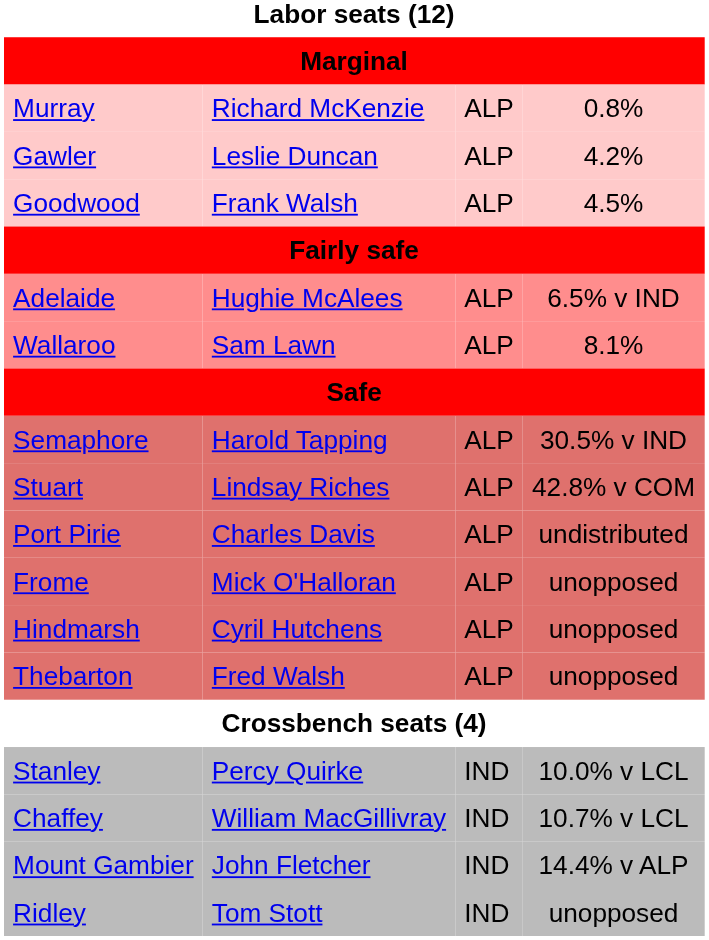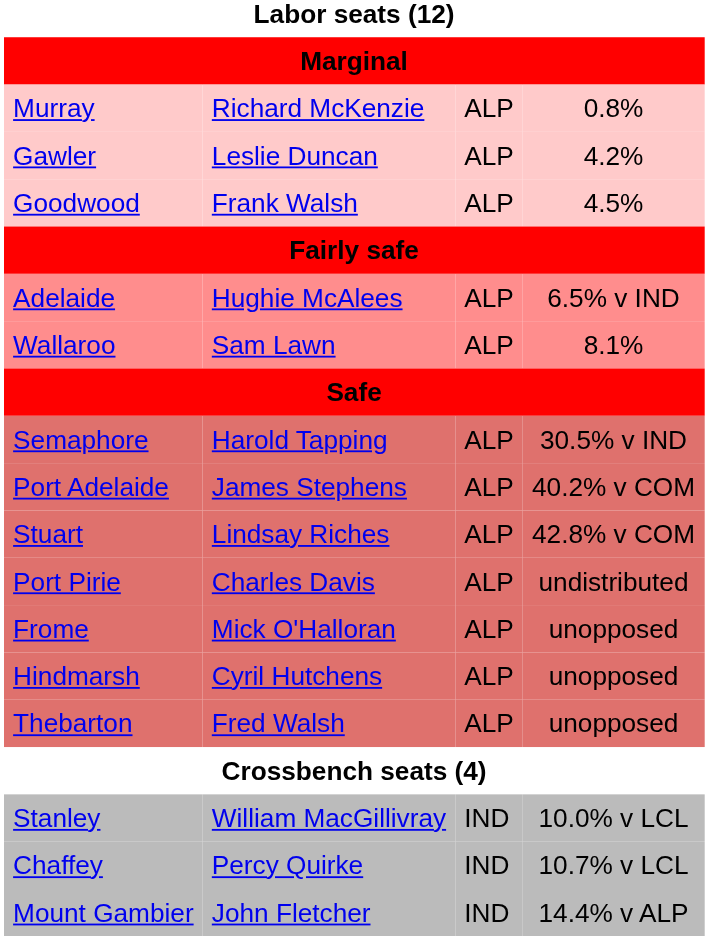+ row: (91, 486)
(288, 770) Percy Quirke -> (329, 818) William MacGillivray
(329, 818) William MacGillivray -> (288, 865) Percy Quirke
- row: (50, 912)
